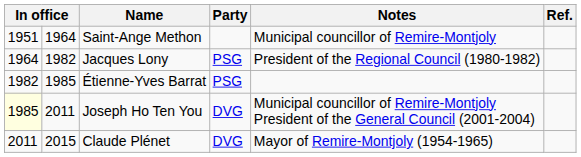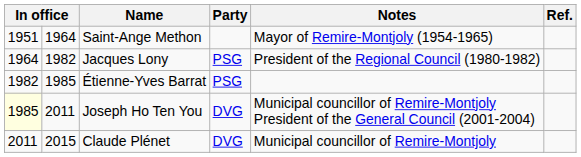(375, 37) Municipal councillor of Remire-Montjoly -> (373, 37) Mayor of Remire-Montjoly (1954-1965)
(373, 141) Mayor of Remire-Montjoly (1954-1965) -> (375, 141) Municipal councillor of Remire-Montjoly
